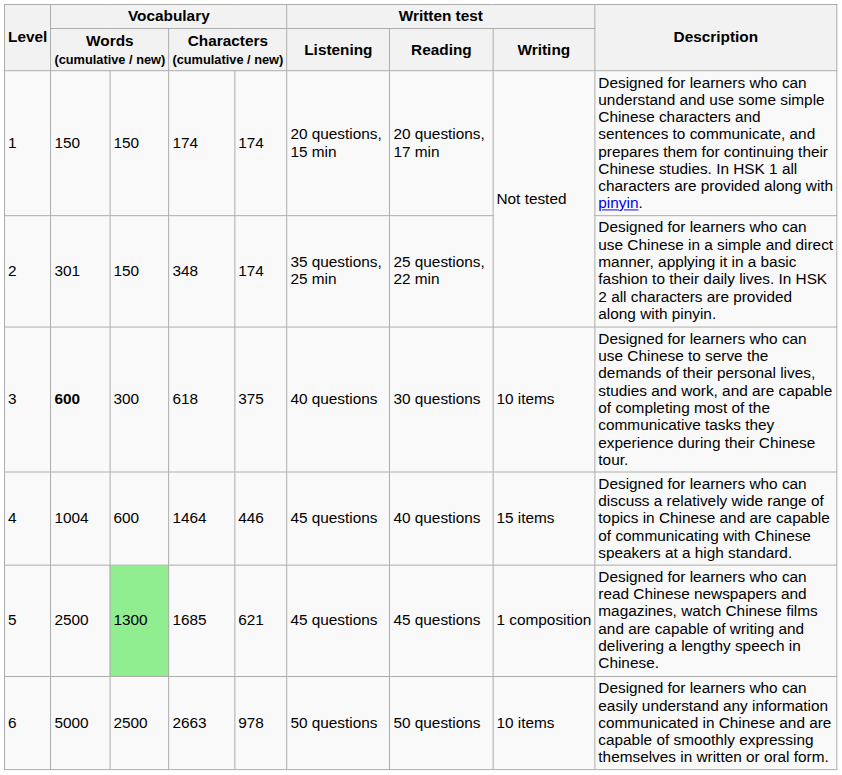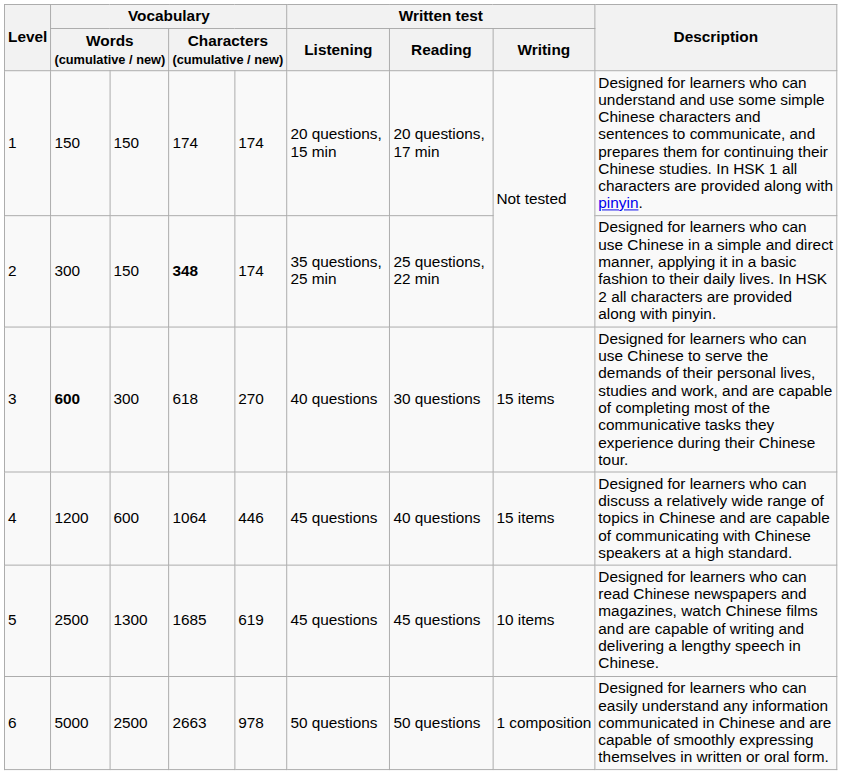(67, 271) 301 -> (67, 271) 300
(185, 271) normal -> (185, 271) bold
(251, 399) 375 -> (251, 399) 270
(525, 399) 10 items -> (525, 399) 15 items
(71, 518) 1004 -> (71, 518) 1200
(189, 518) 1464 -> (189, 518) 1064
(130, 620) lightgreen background -> (130, 620) no background
(251, 620) 621 -> (251, 620) 619
(544, 620) 1 composition -> (525, 620) 10 items
(525, 722) 10 items -> (544, 722) 1 composition
